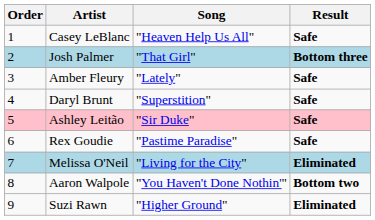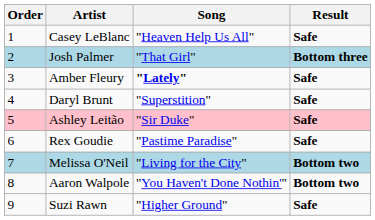(158, 78) normal -> (161, 78) bold
(324, 162) Eliminated -> (326, 162) Bottom two
(324, 204) Eliminated -> (305, 204) Safe
